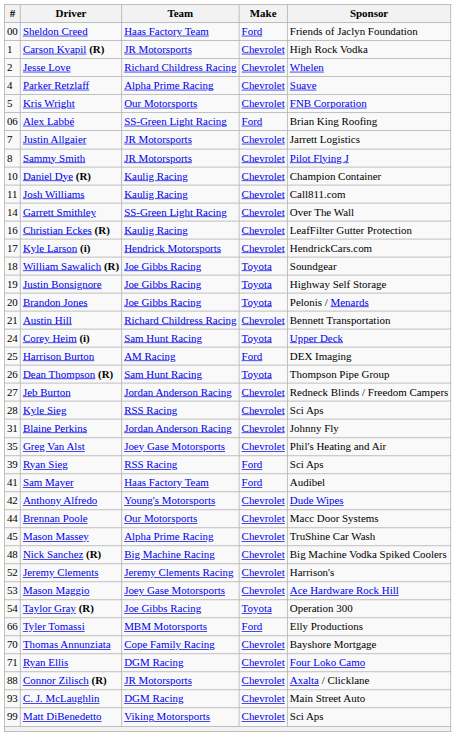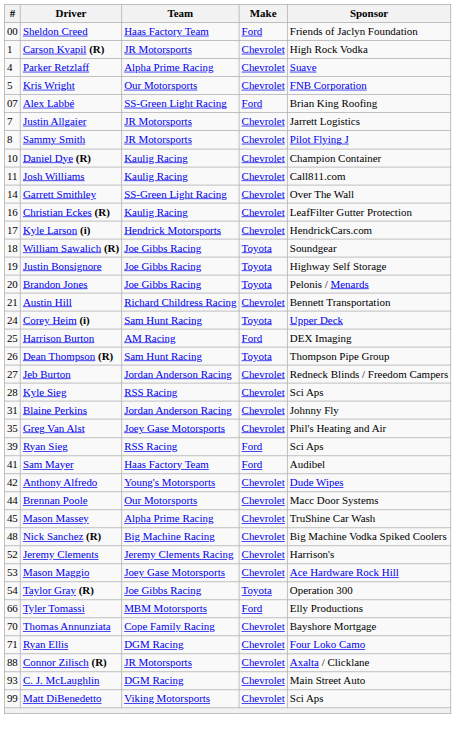- row: (47, 67)
(12, 121) 06 -> (12, 103) 07
